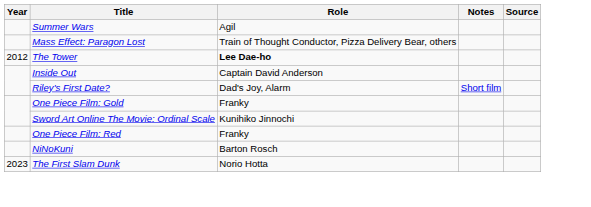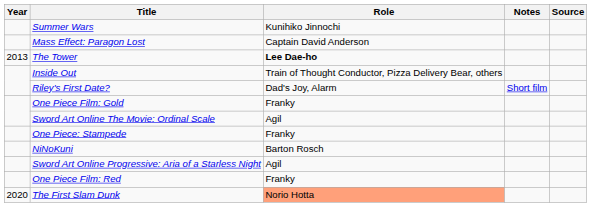(227, 27) Agil -> (303, 27) Kunihiko Jinnochi
(338, 42) Train of Thought Conductor, Pizza Delivery Bear, others -> (317, 42) Captain David Anderson
(17, 57) 2012 -> (17, 57) 2013
(271, 73) Captain David Anderson -> (384, 73) Train of Thought Conductor, Pizza Delivery Bear, others
(257, 118) Kunihiko Jinnochi -> (273, 118) Agil
+ row: (79, 133)
rows swapped: (53, 149) <-> (77, 133)
+ row: (147, 164)
(17, 164) 2023 -> (17, 194) 2020
(244, 164) no background -> (290, 194) lightsalmon background
